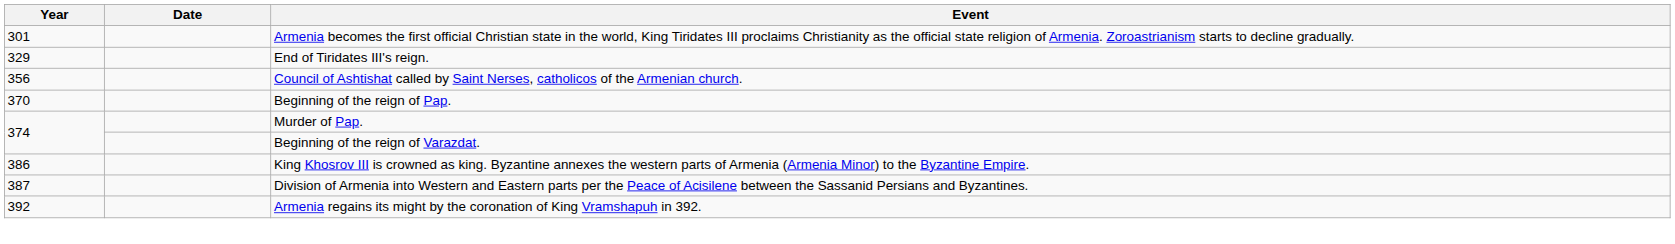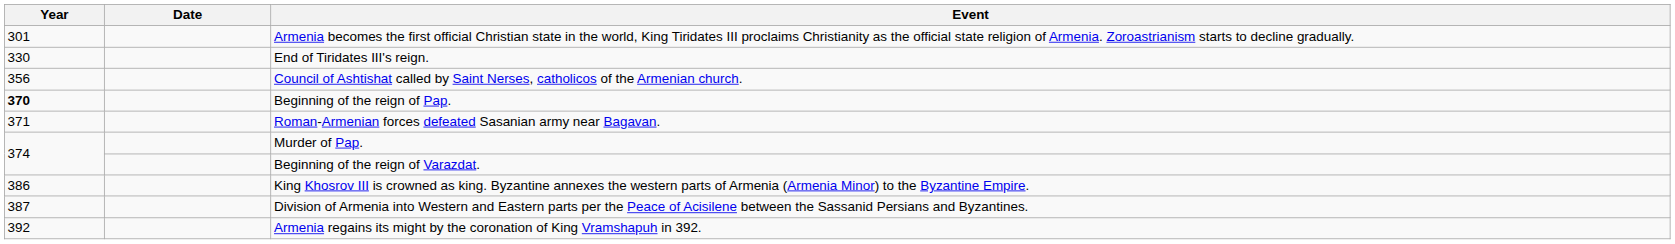(19, 57) 329 -> (19, 57) 330
(19, 100) normal -> (19, 100) bold
+ row: (467, 121)
